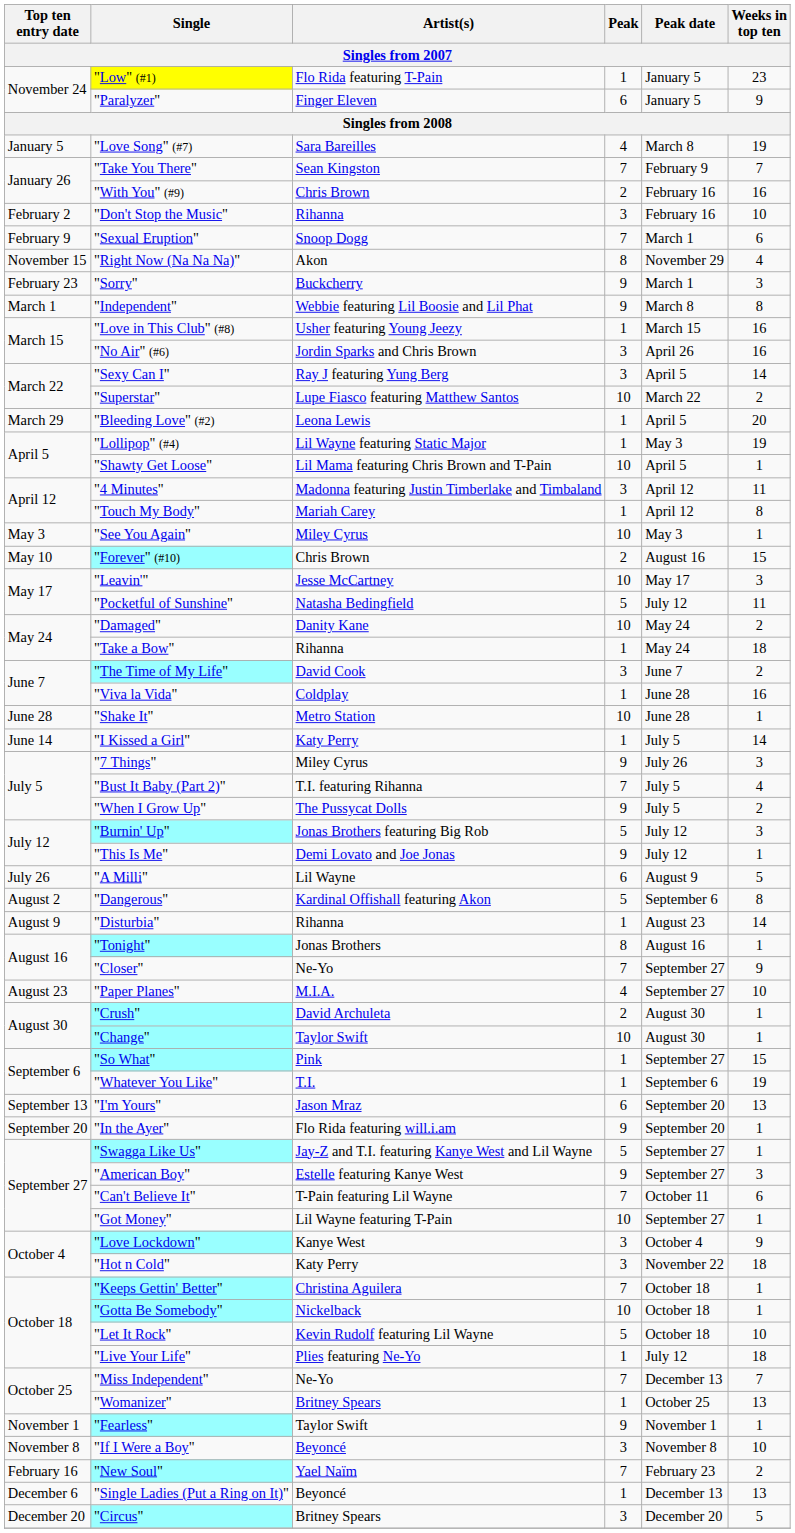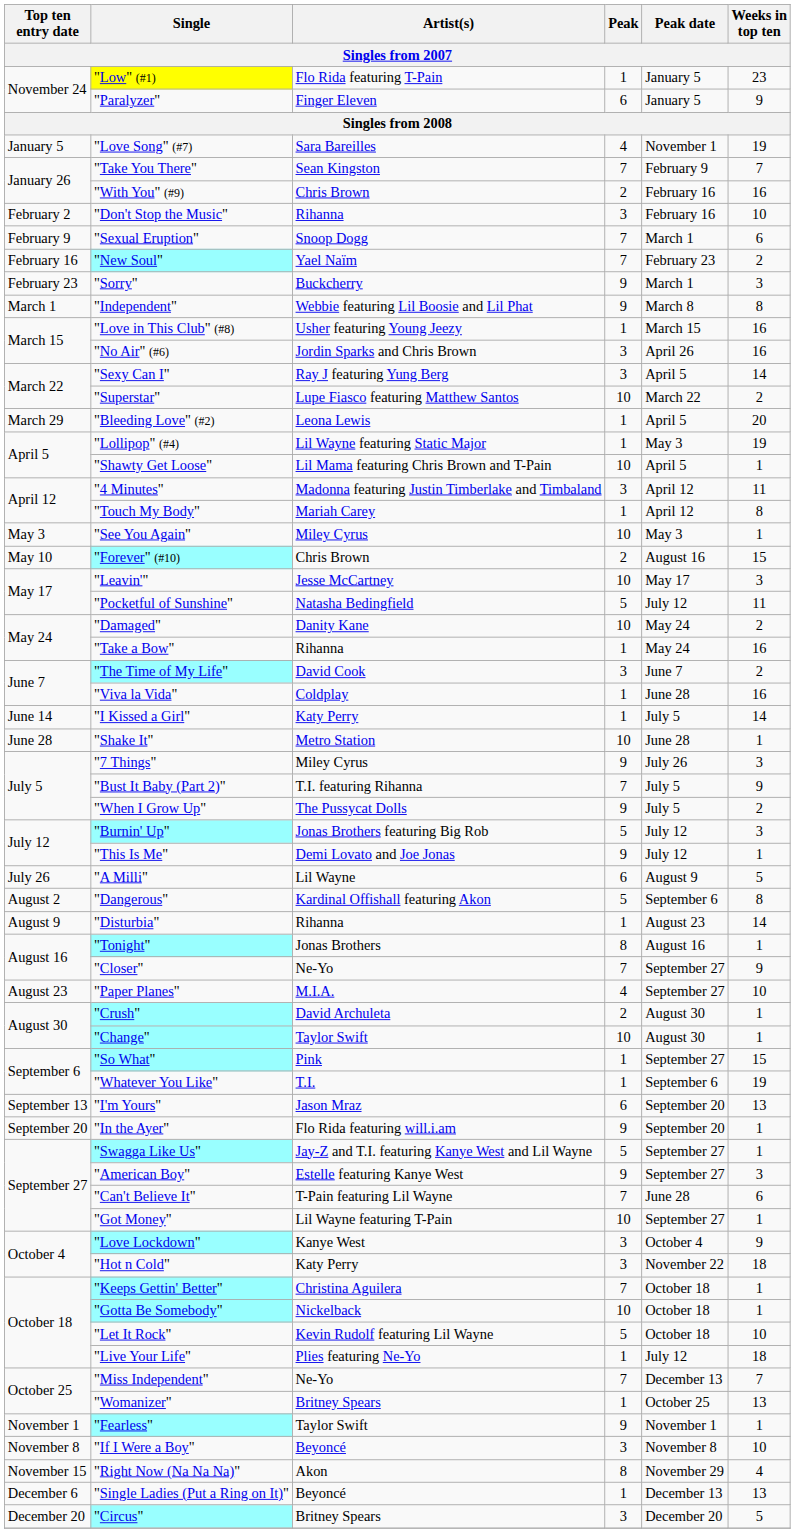(669, 146) March 8 -> (681, 146) November 1
rows swapped: (128, 1470) <-> (167, 260)
(759, 648) 18 -> (759, 648) 16
rows swapped: (142, 740) <-> (124, 717)
(759, 785) 4 -> (759, 785) 9
(677, 1196) October 11 -> (667, 1196) June 28
